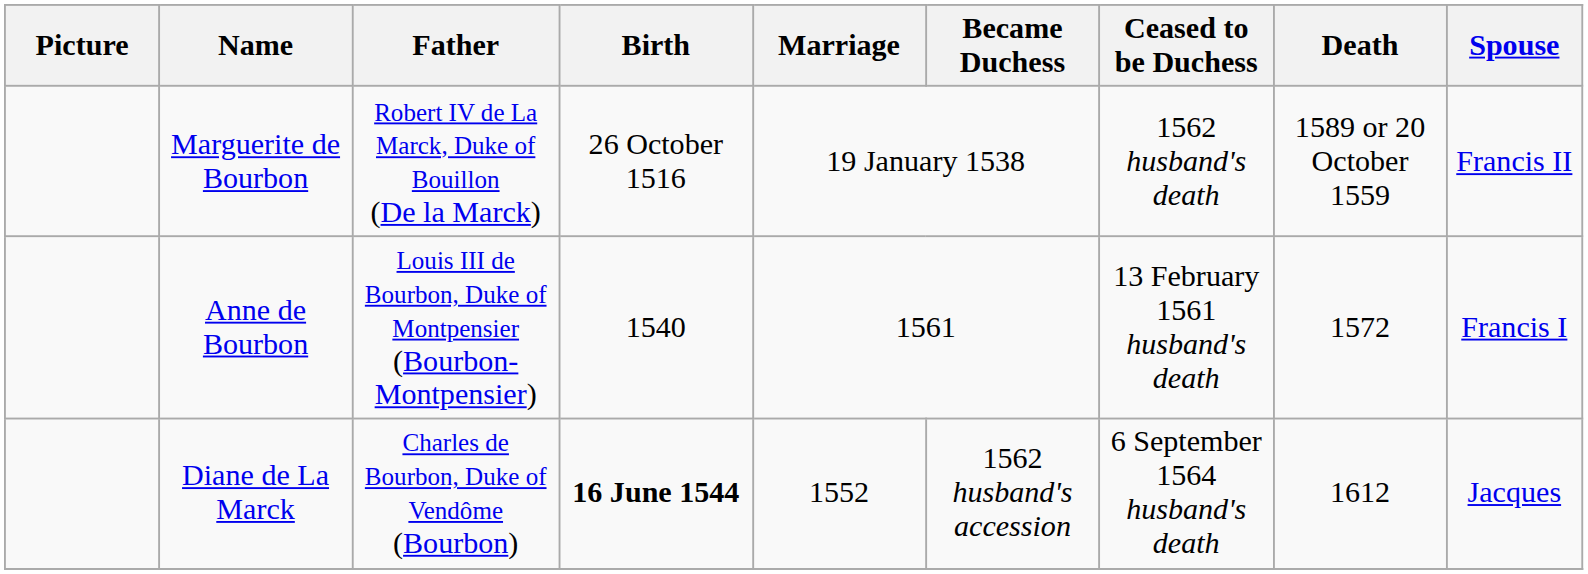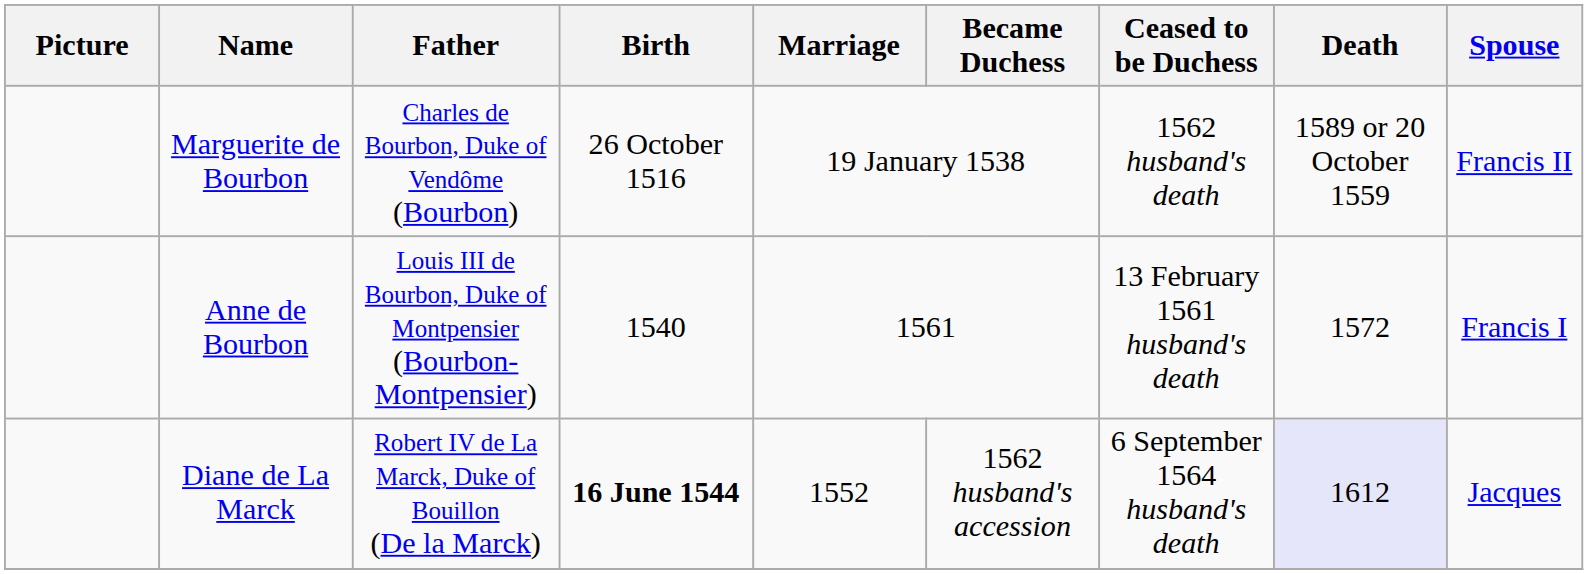(456, 162) Robert IV de La Marck, Duke of Bouillon (De la Marck) -> (456, 162) Charles de Bourbon, Duke of Vendôme (Bourbon)
(456, 494) Charles de Bourbon, Duke of Vendôme (Bourbon) -> (456, 494) Robert IV de La Marck, Duke of Bouillon (De la Marck)
(1360, 492) no background -> (1360, 492) lavender background
